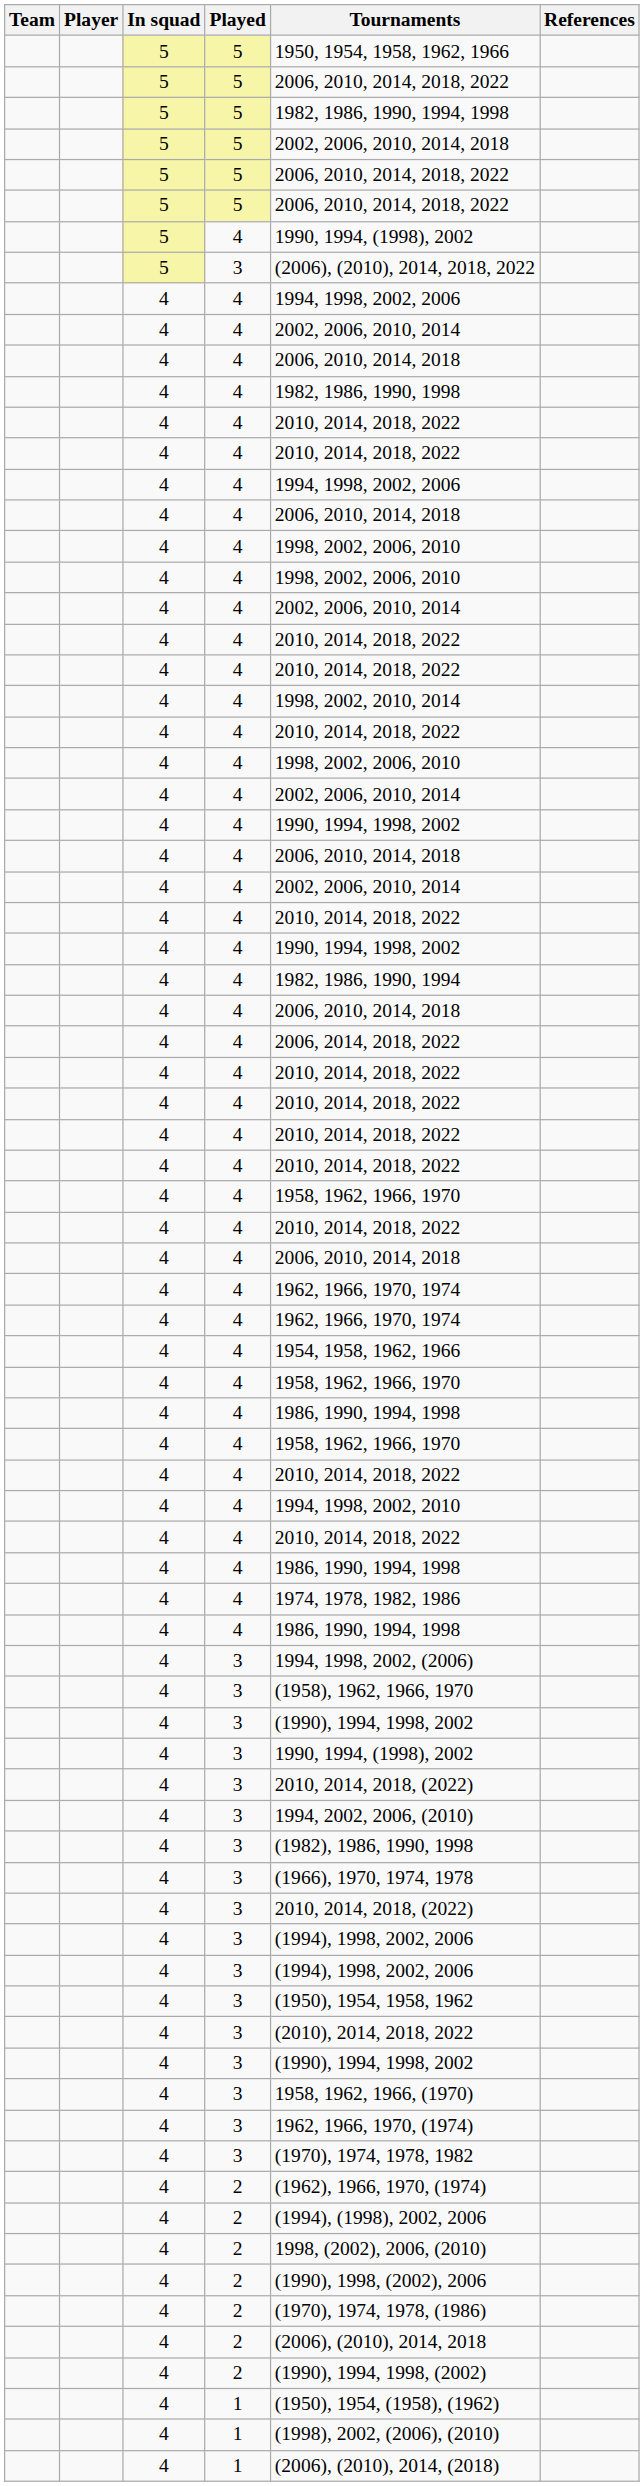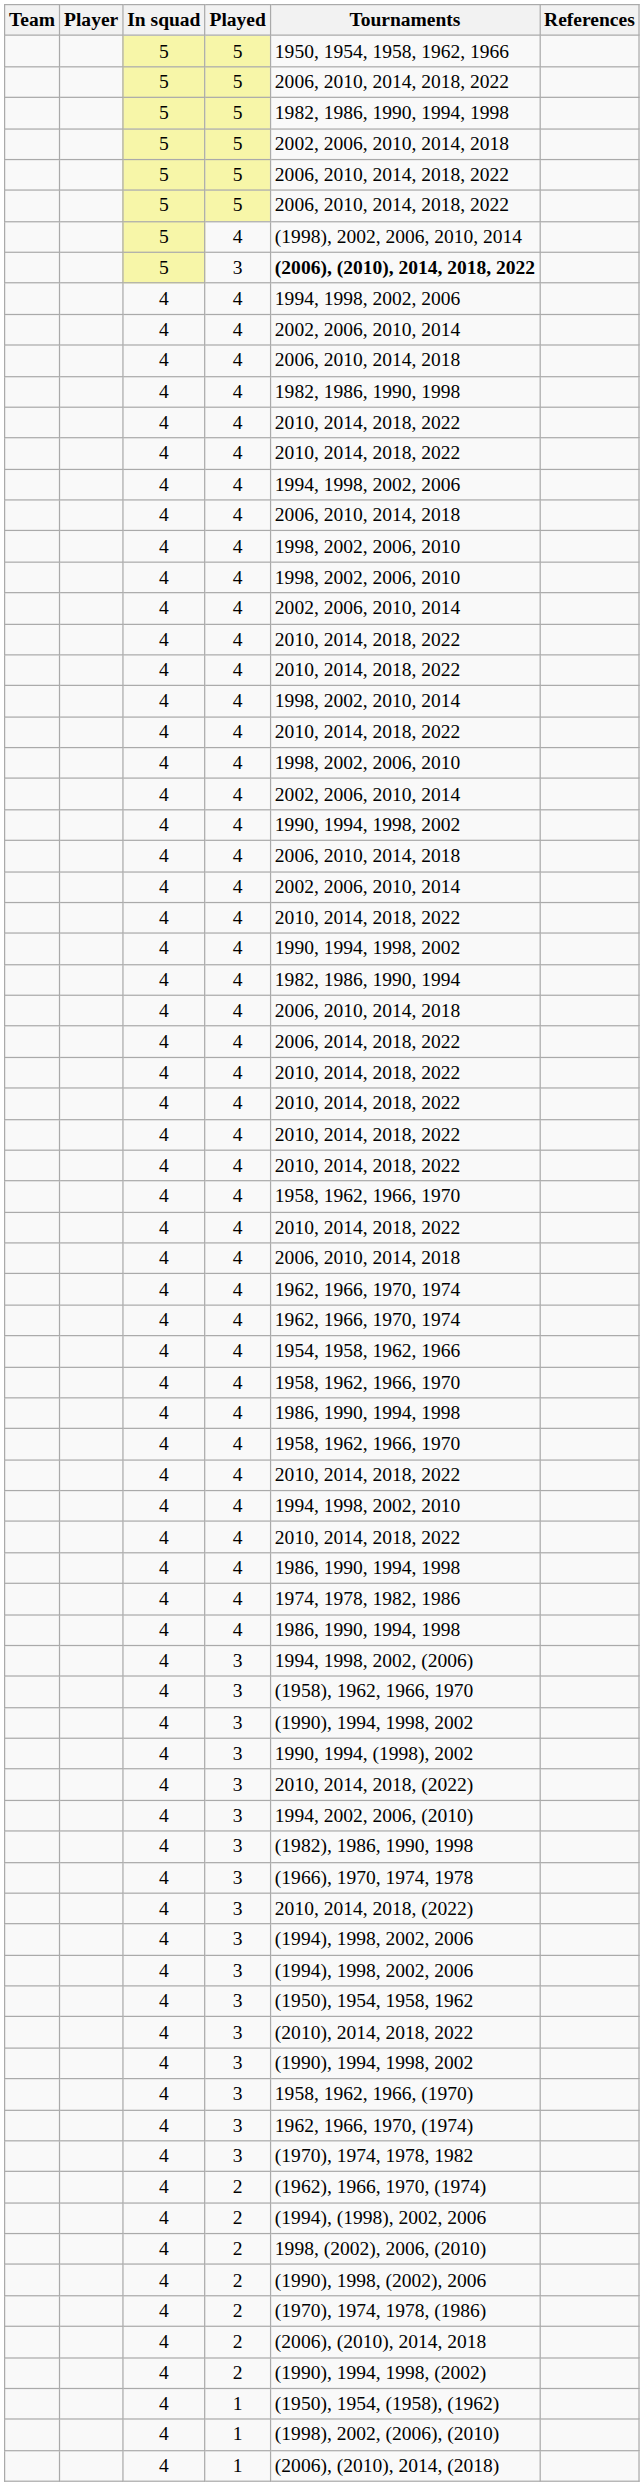(374, 236) 1990, 1994, (1998), 2002 -> (398, 236) (1998), 2002, 2006, 2010, 2014
(405, 267) normal -> (405, 267) bold
